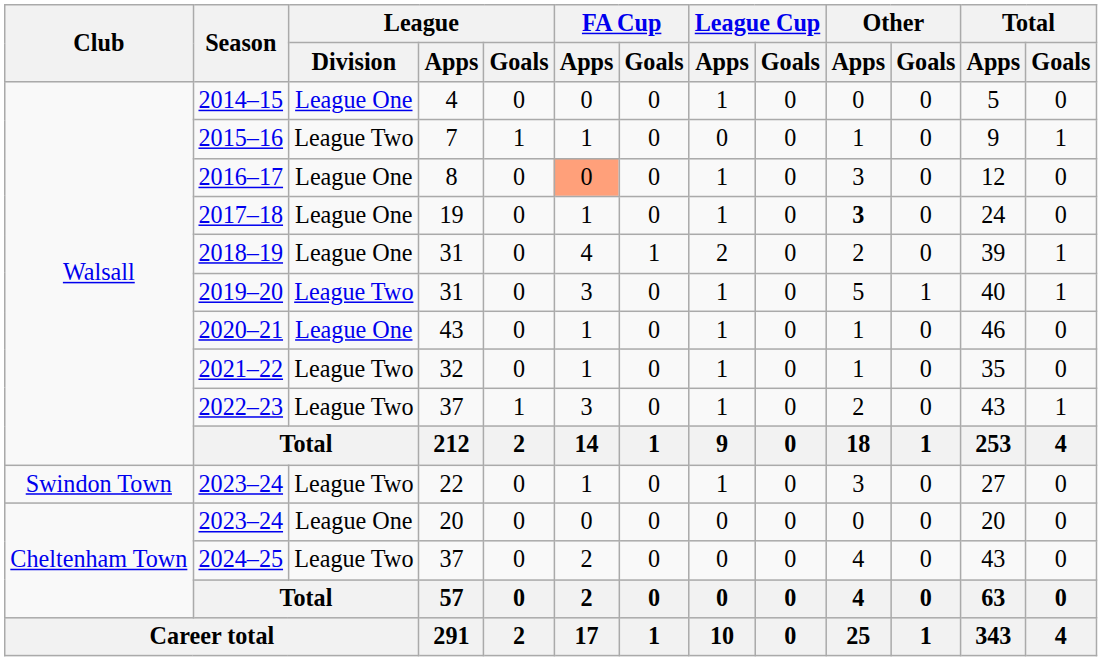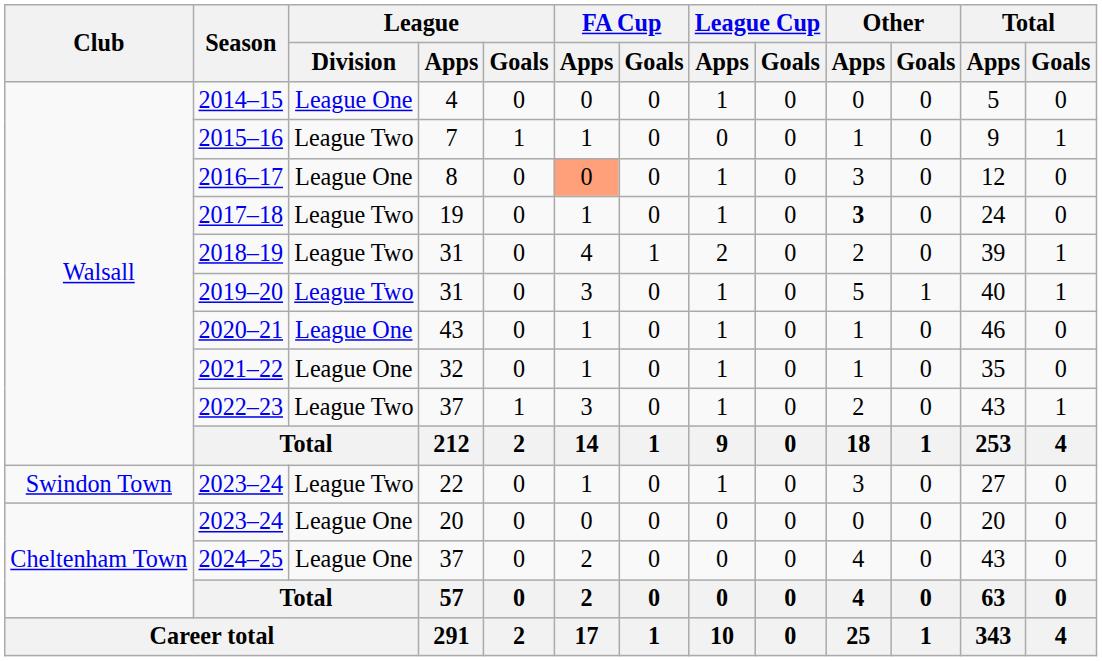(354, 215) League One -> (354, 215) League Two
(354, 253) League One -> (354, 253) League Two
(354, 368) League Two -> (354, 368) League One
(354, 560) League Two -> (354, 560) League One
